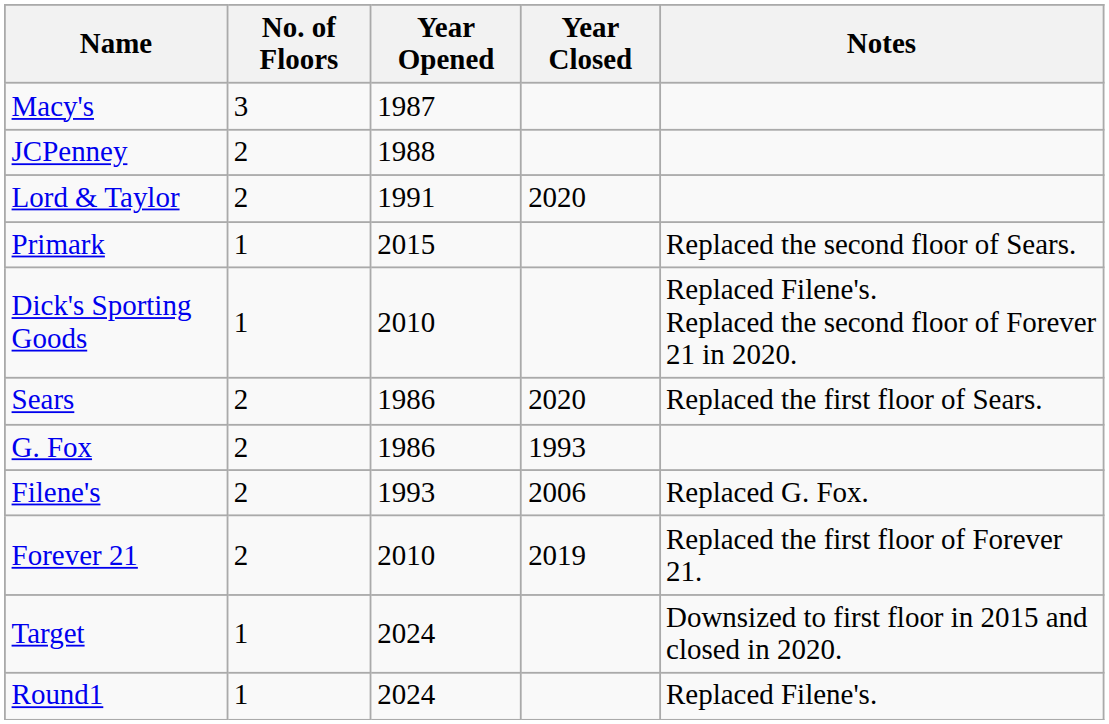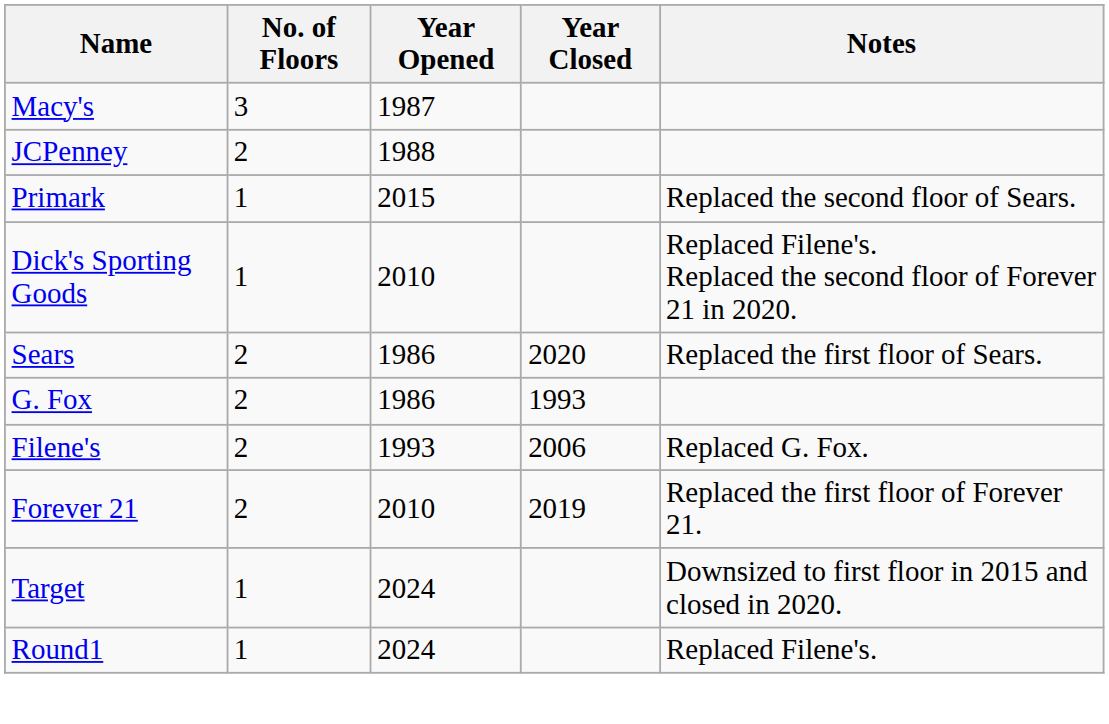- row: (96, 197)
